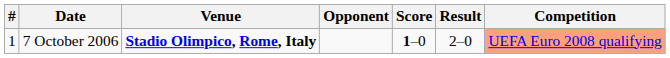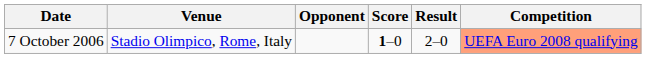- column: (12, 16)
(221, 41) bold -> (201, 41) normal
